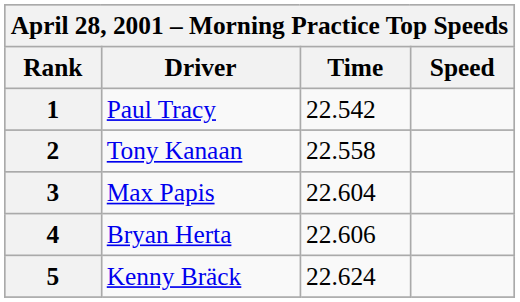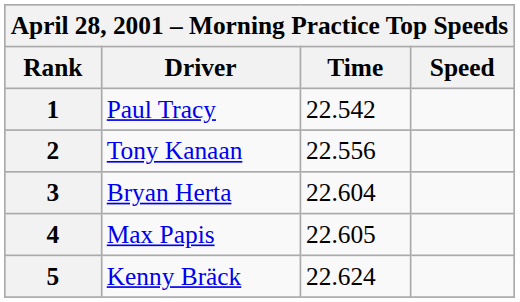(341, 151) 22.558 -> (341, 151) 22.556
(161, 193) Max Papis -> (169, 193) Bryan Herta
(169, 234) Bryan Herta -> (161, 234) Max Papis
(341, 234) 22.606 -> (341, 234) 22.605
